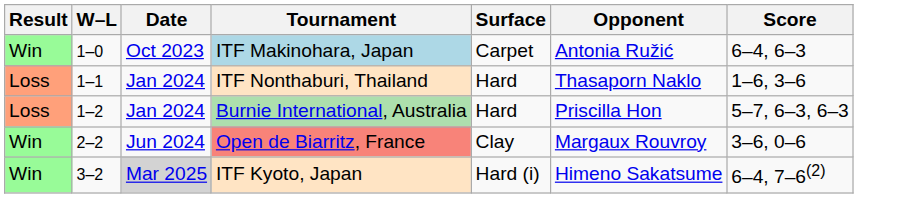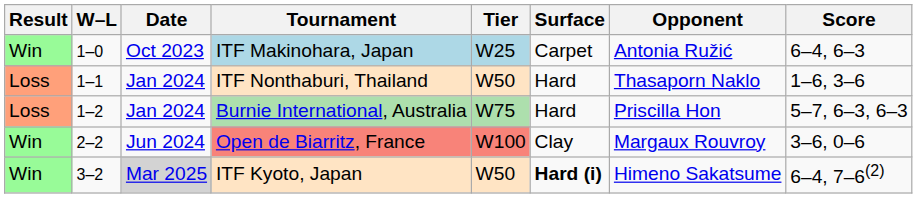+ column: (501, 19)
(508, 174) normal -> (568, 174) bold
